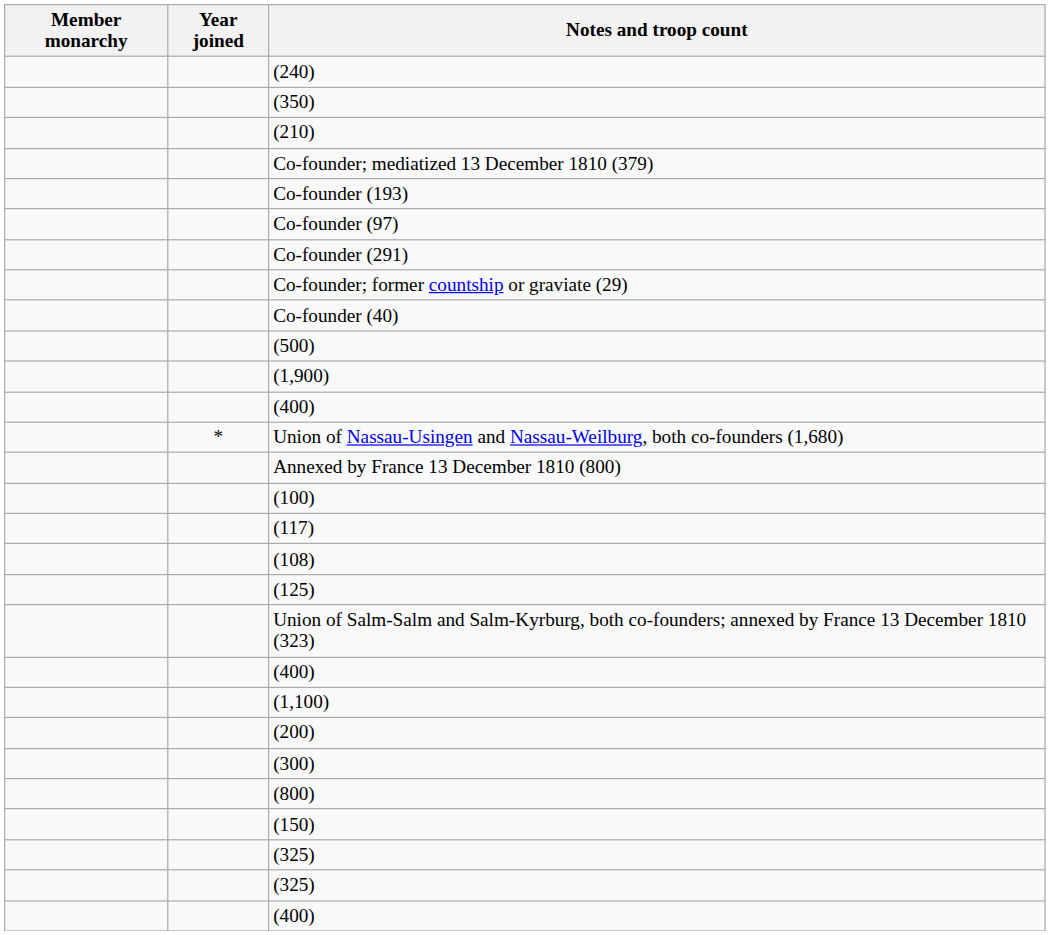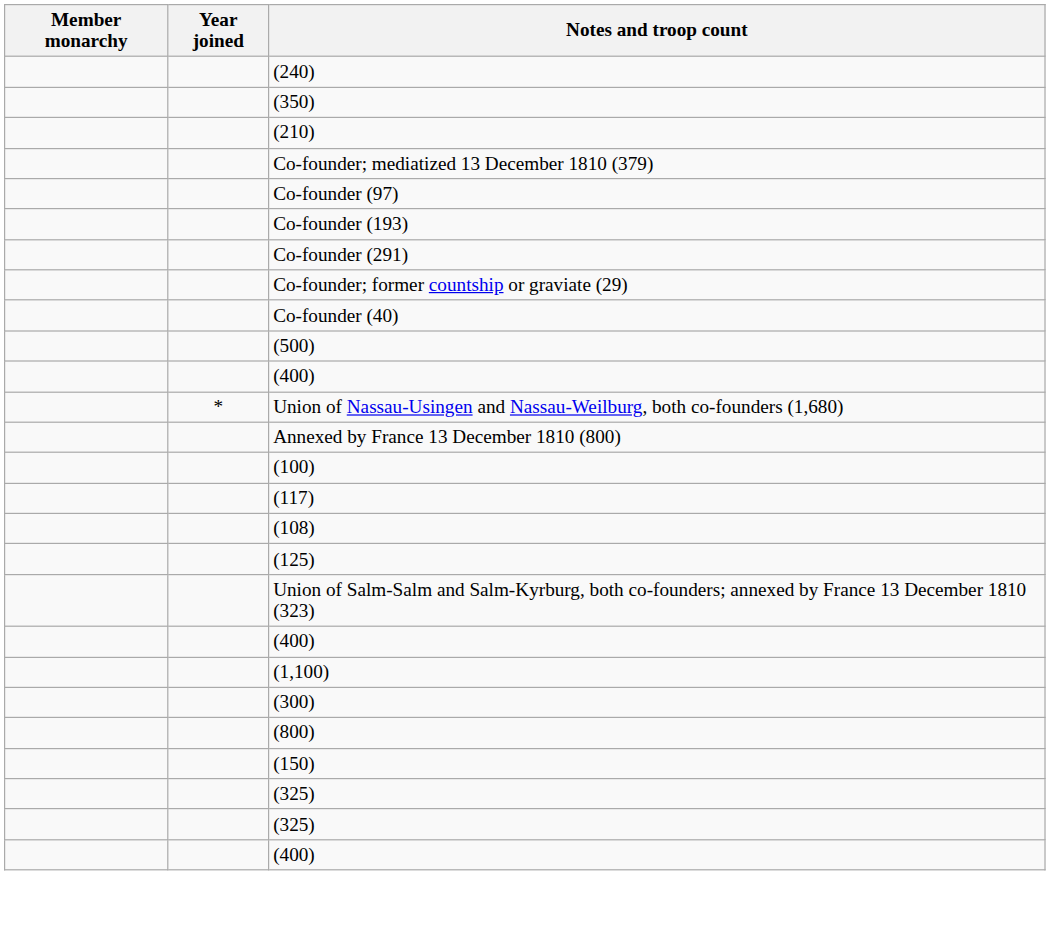rows swapped: (218, 224) <-> (218, 194)
- row: (218, 376)
- row: (218, 733)
